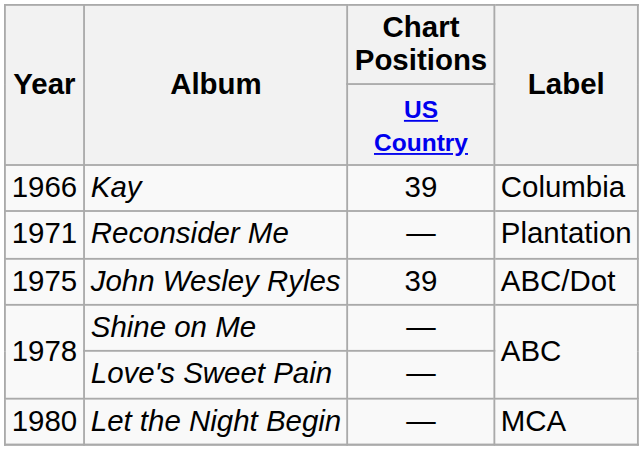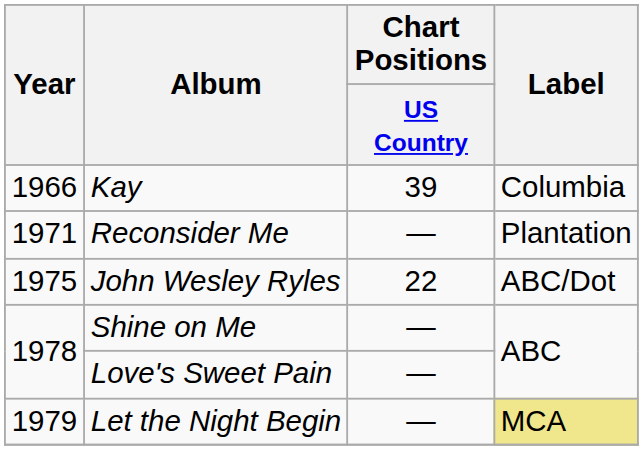(421, 280) 39 -> (421, 280) 22
(44, 420) 1980 -> (44, 420) 1979
(534, 420) no background -> (534, 420) khaki background
